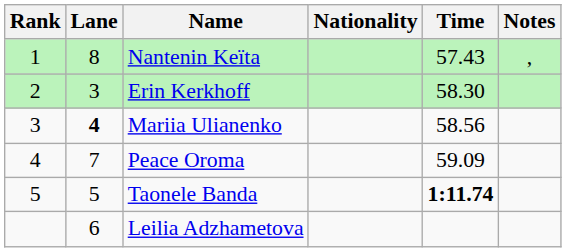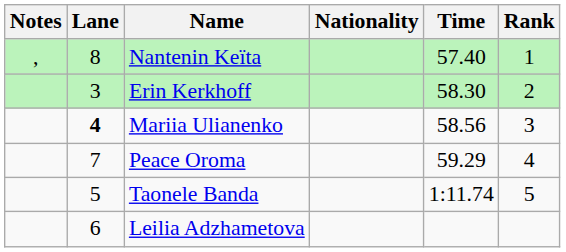columns swapped: (35, 21) <-> (529, 21)
(461, 56) 57.43 -> (461, 56) 57.40
(461, 159) 59.09 -> (461, 159) 59.29
(461, 194) bold -> (461, 194) normal
